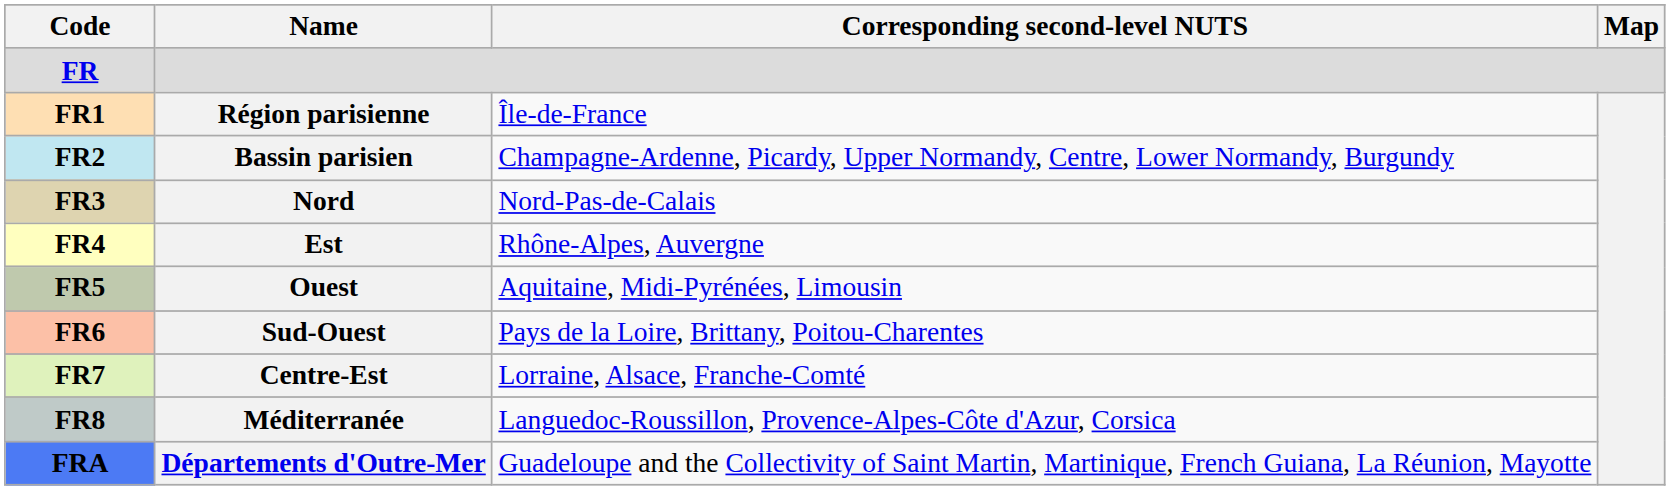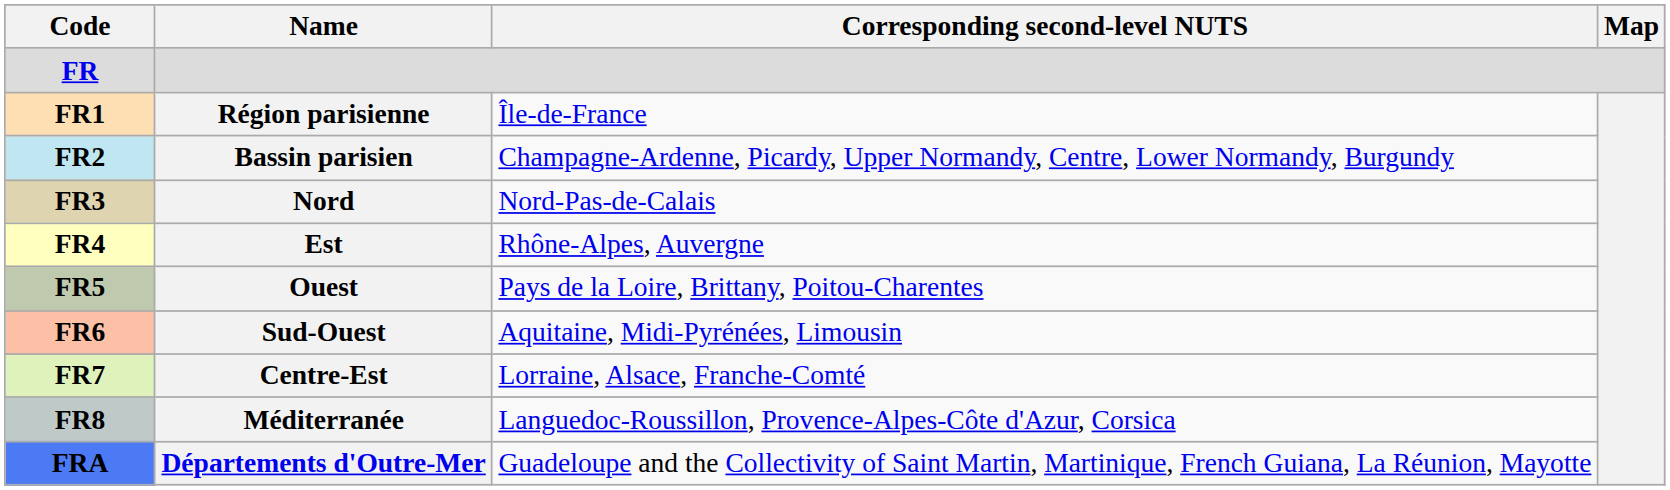(700, 288) Aquitaine, Midi-Pyrénées, Limousin -> (741, 288) Pays de la Loire, Brittany, Poitou-Charentes
(741, 331) Pays de la Loire, Brittany, Poitou-Charentes -> (700, 331) Aquitaine, Midi-Pyrénées, Limousin
